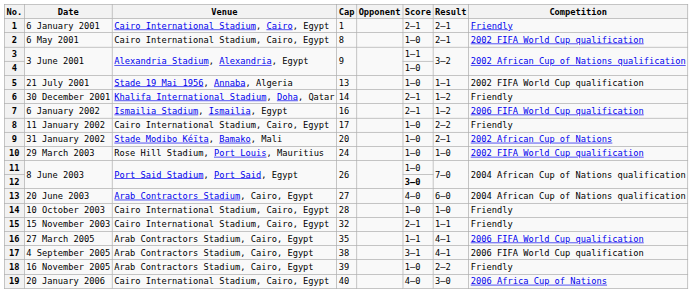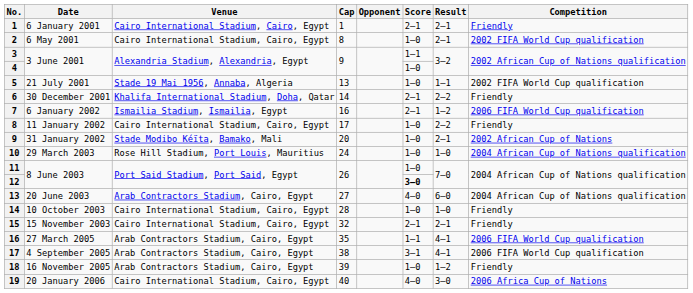(443, 97) 1–2 -> (443, 97) 2–2
(557, 153) 2002 FIFA World Cup qualification -> (578, 153) 2004 African Cup of Nations qualification
(443, 224) 1–1 -> (443, 224) 2–1
(443, 267) 2–2 -> (443, 267) 1–2
